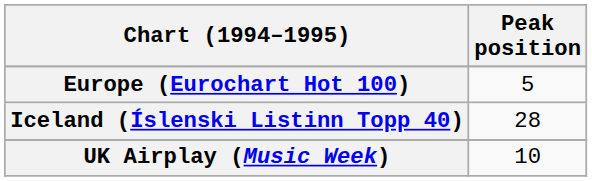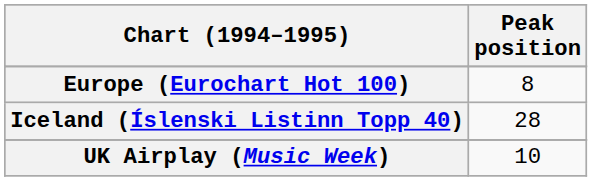(528, 85) 5 -> (528, 85) 8
